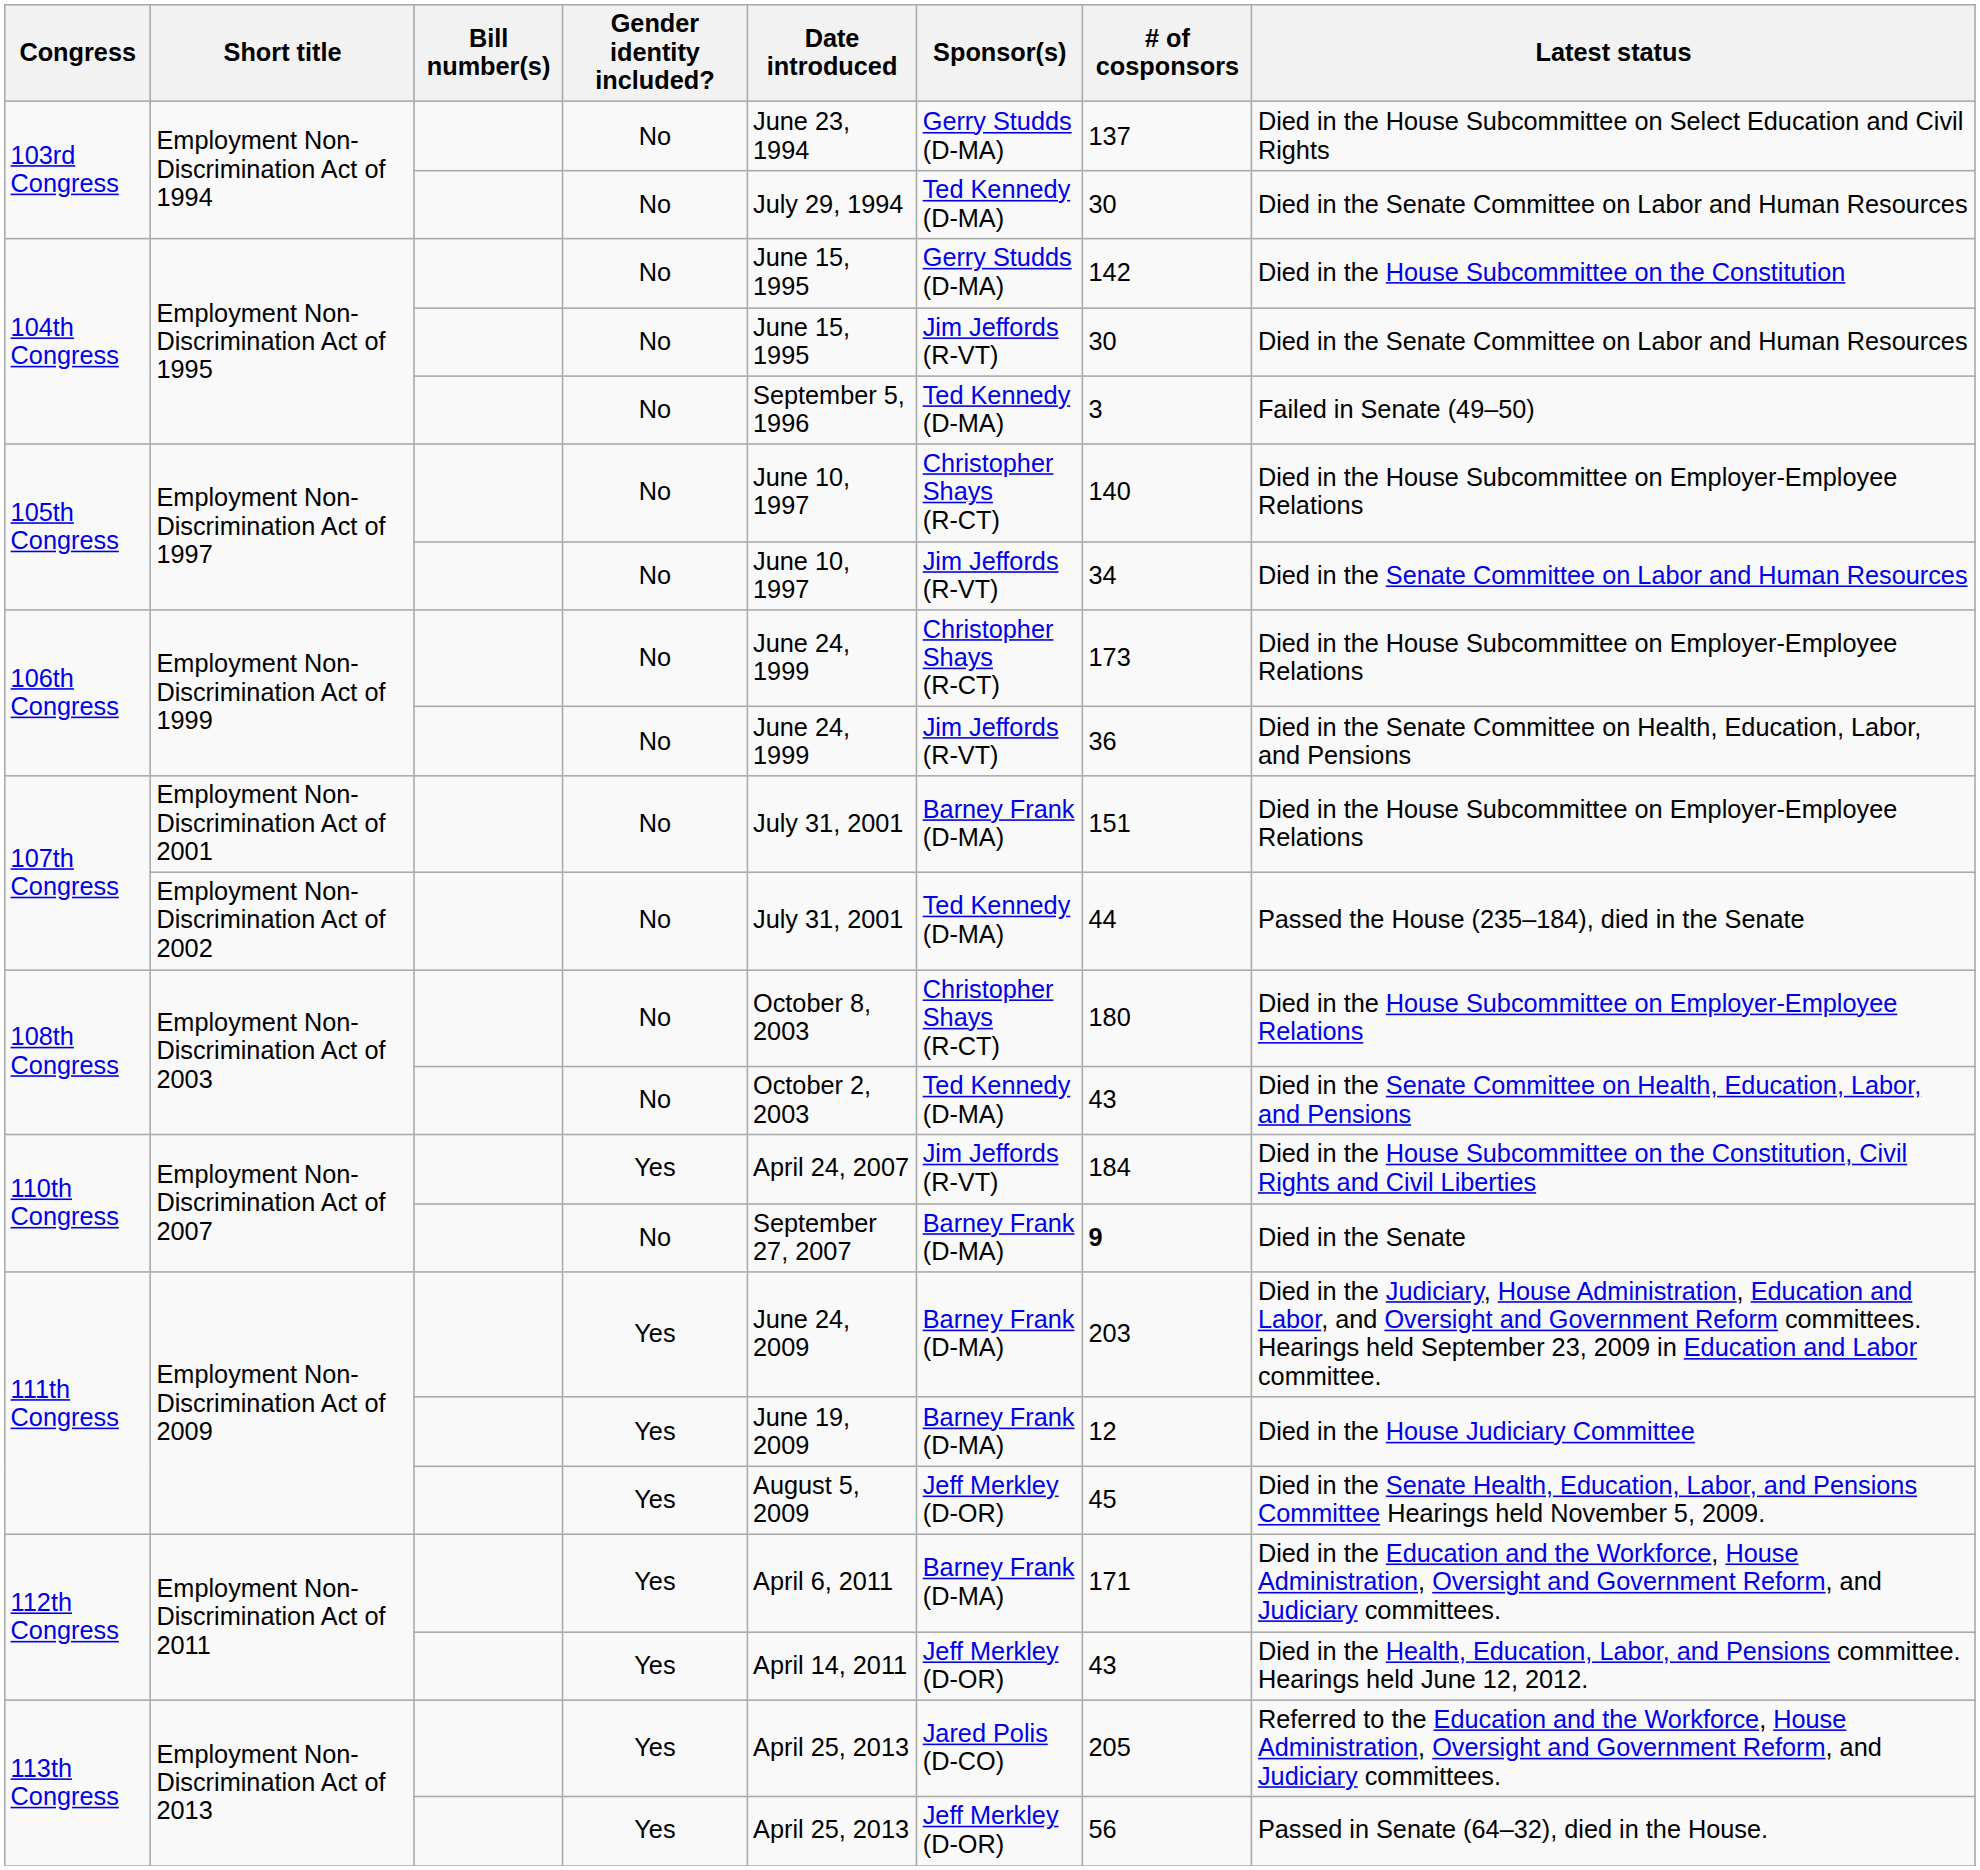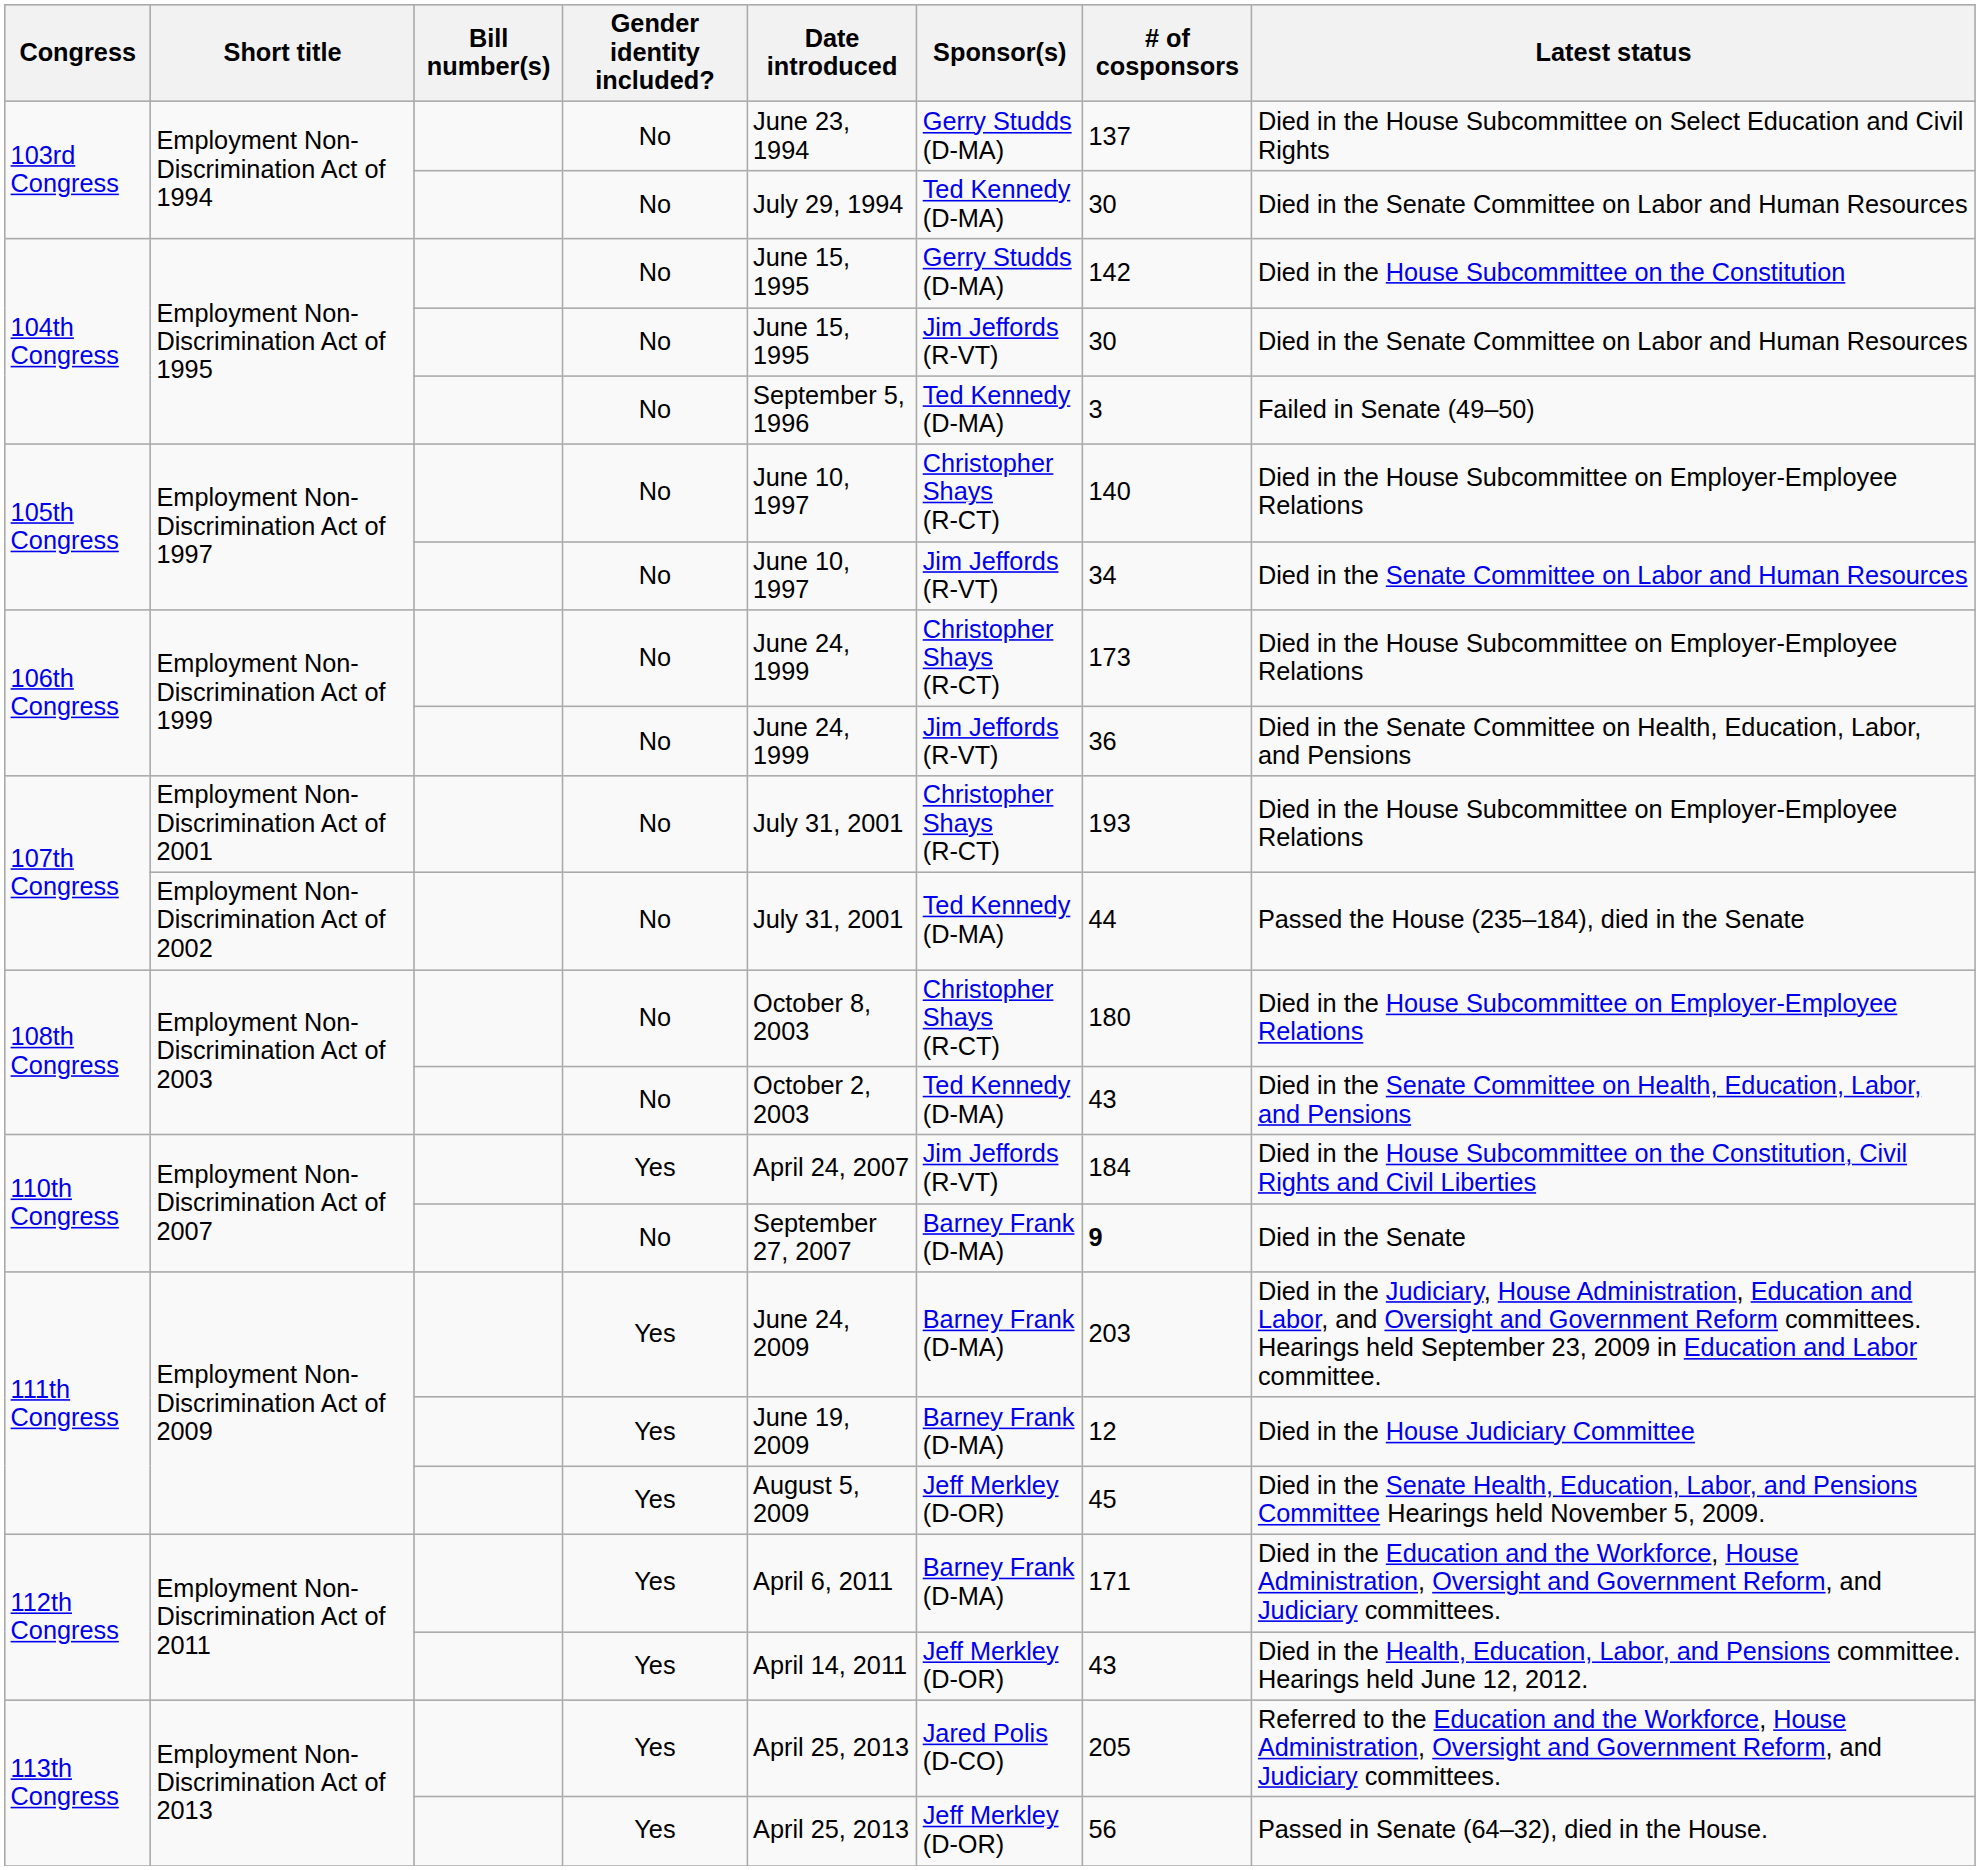(999, 823) Barney Frank (D-MA) -> (988, 823) Christopher Shays (R-CT)
(1110, 823) 151 -> (1110, 823) 193
